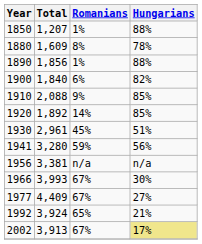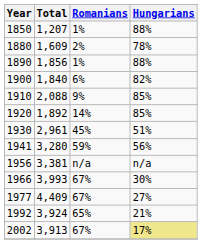(78, 46) 8% -> (78, 46) 2%
